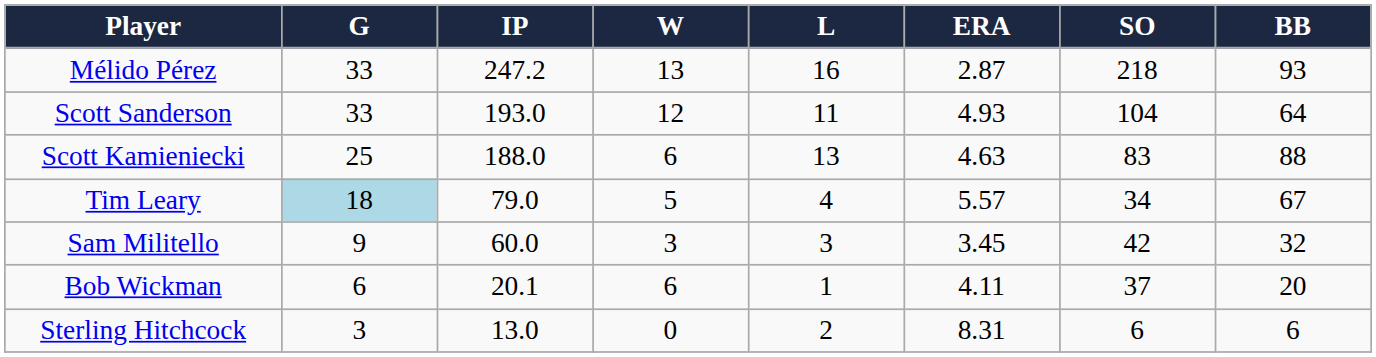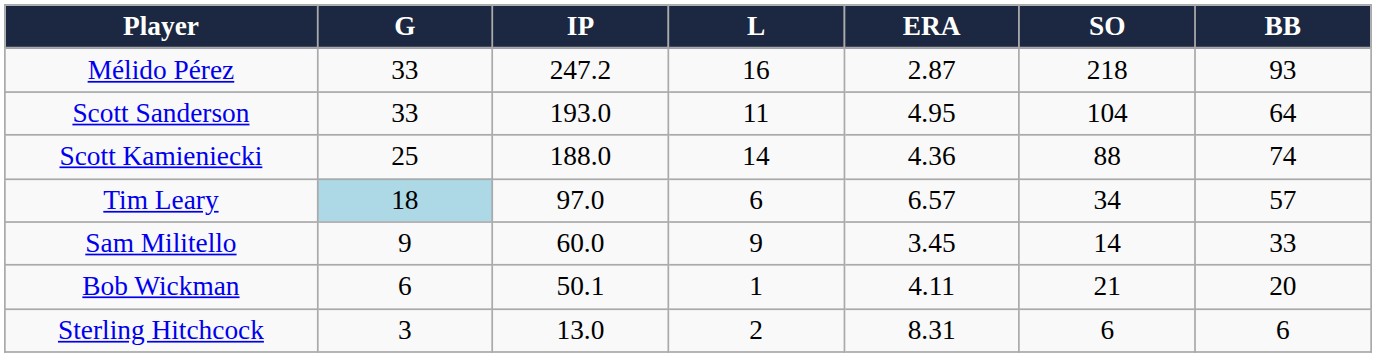- column: (670, 26)
(982, 112) 4.93 -> (932, 112) 4.95
(826, 156) 13 -> (756, 156) 14
(982, 156) 4.63 -> (932, 156) 4.36
(1137, 156) 83 -> (1107, 156) 88
(1293, 156) 88 -> (1283, 156) 74
(515, 199) 79.0 -> (580, 199) 97.0
(826, 199) 4 -> (756, 199) 6
(982, 199) 5.57 -> (932, 199) 6.57
(1293, 199) 67 -> (1283, 199) 57
(826, 243) 3 -> (756, 243) 9
(1137, 243) 42 -> (1107, 243) 14
(1293, 243) 32 -> (1283, 243) 33
(515, 286) 20.1 -> (580, 286) 50.1
(1137, 286) 37 -> (1107, 286) 21
